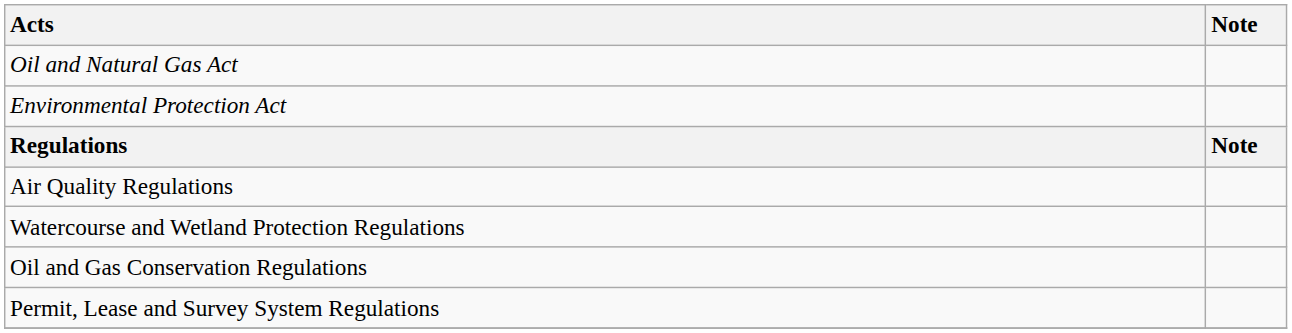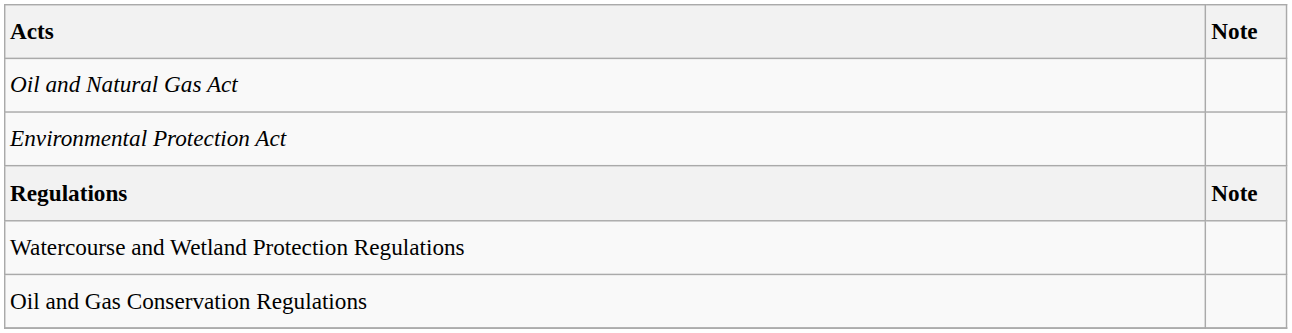- row: (122, 186)
- row: (225, 307)
